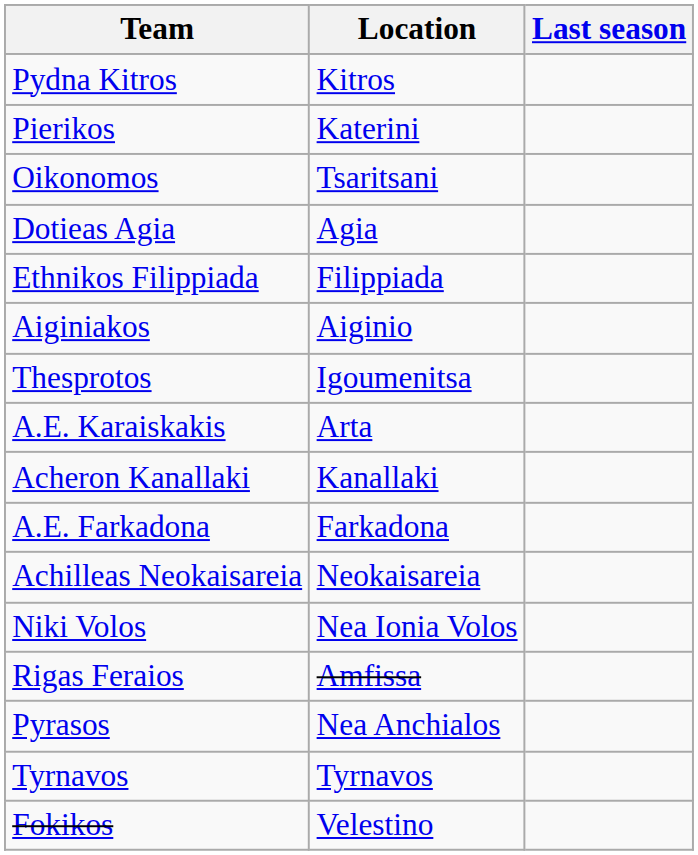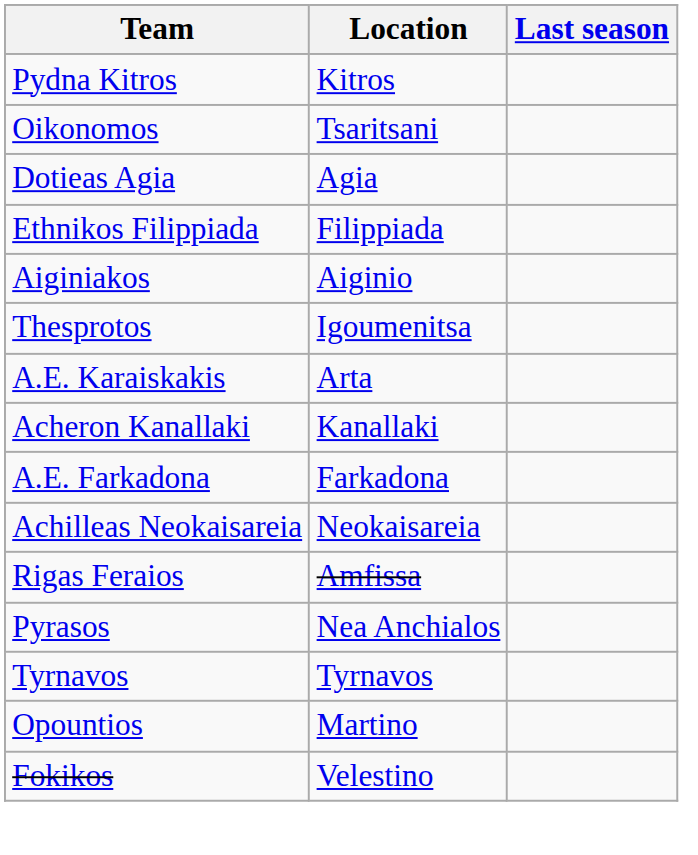- row: (64, 128)
- row: (79, 626)
+ row: (78, 725)
